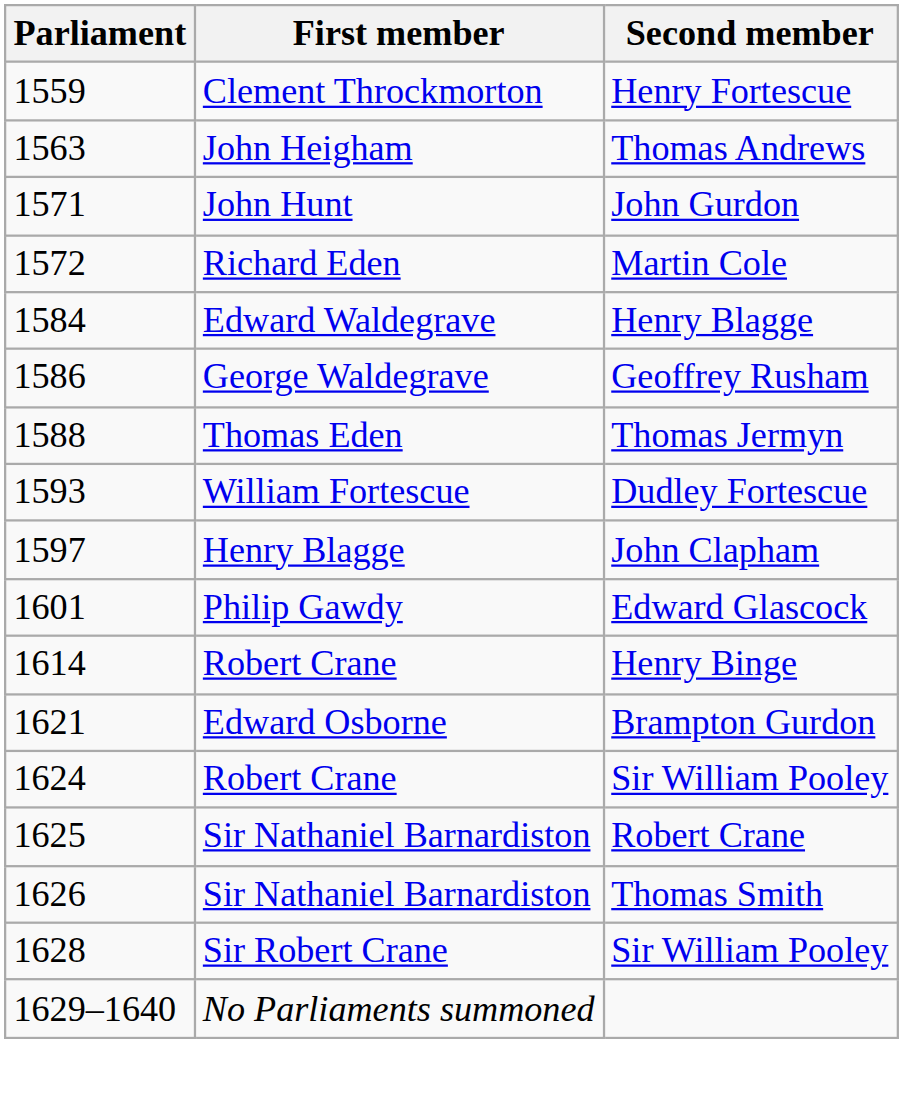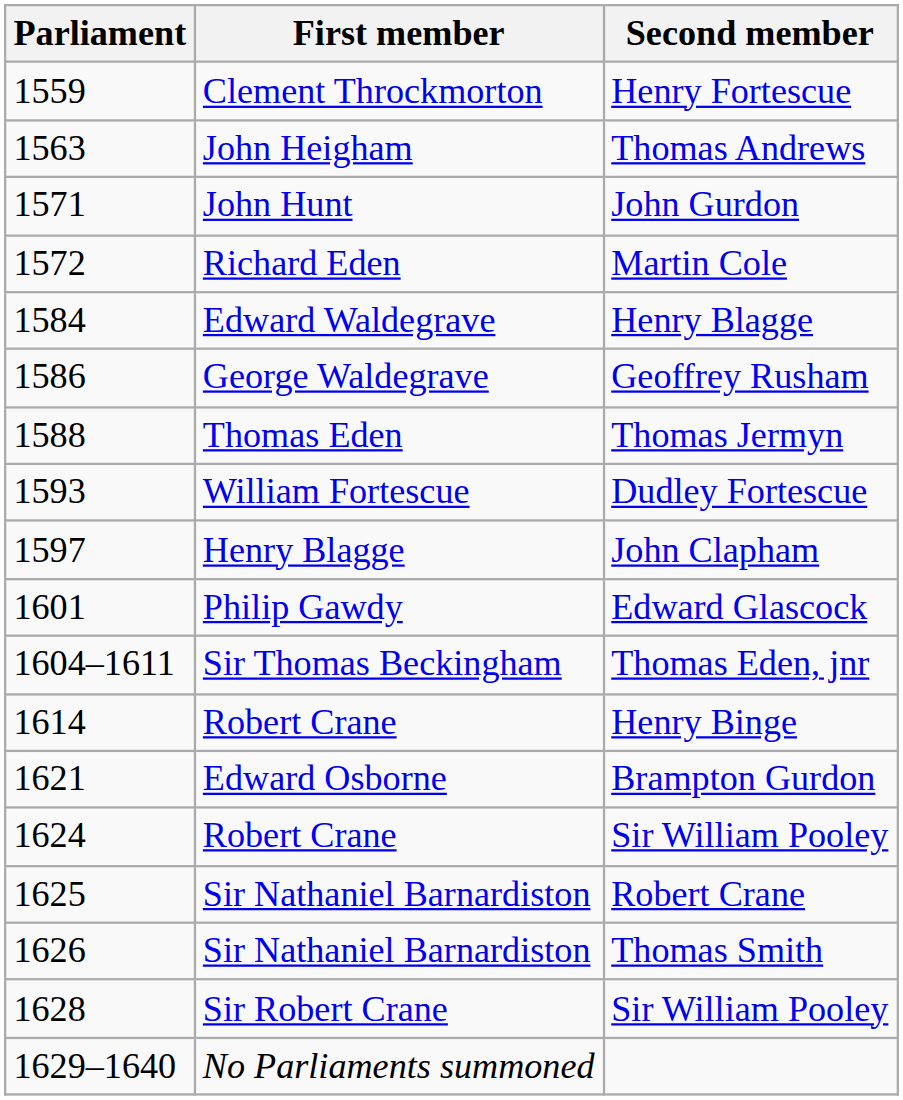+ row: (94, 663)
